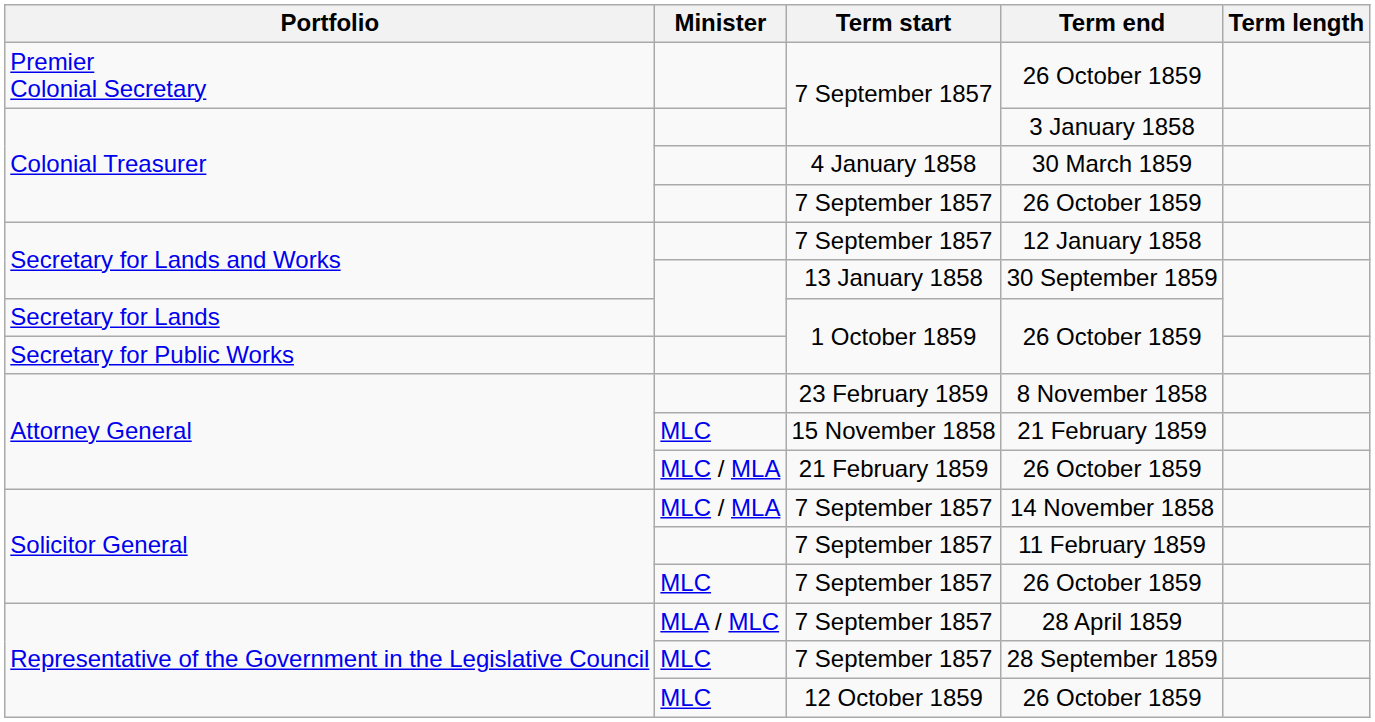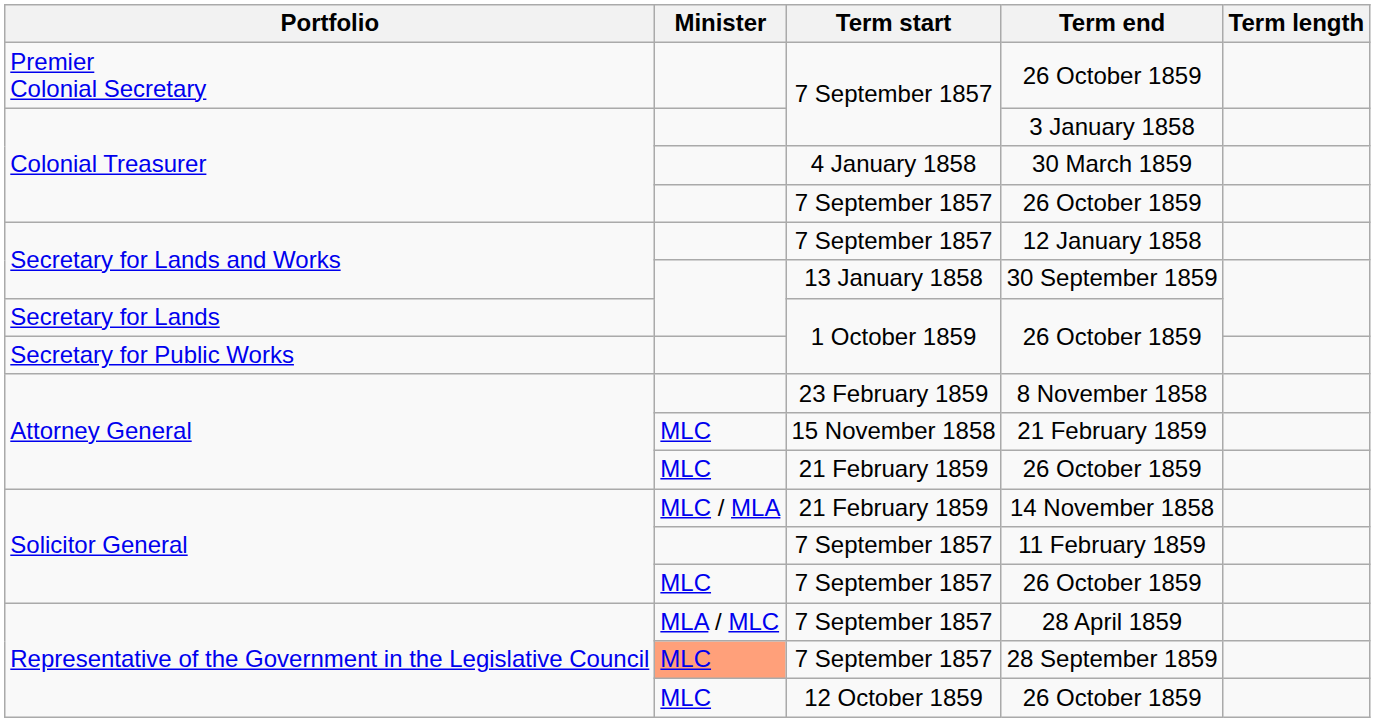(720, 469) MLC / MLA -> (686, 469) MLC
(894, 507) 7 September 1857 -> (894, 507) 21 February 1859
(686, 659) no background -> (686, 659) lightsalmon background
